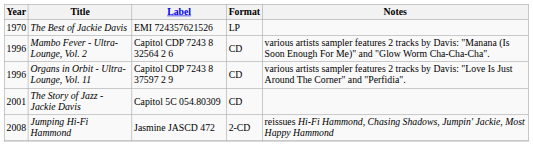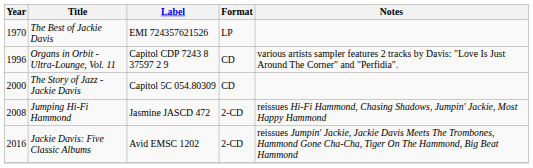- row: (74, 48)
(16, 101) 2001 -> (16, 86) 2000
+ row: (67, 144)
